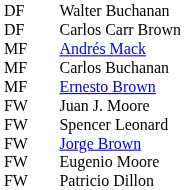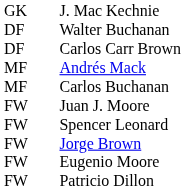+ row: (109, 11)
- row: (108, 86)
